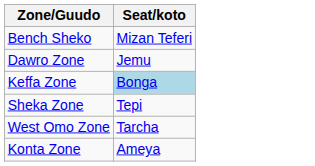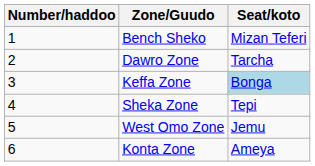+ column: (62, 15)
(134, 60) Jemu -> (252, 60) Tarcha
(138, 127) Tarcha -> (248, 127) Jemu
